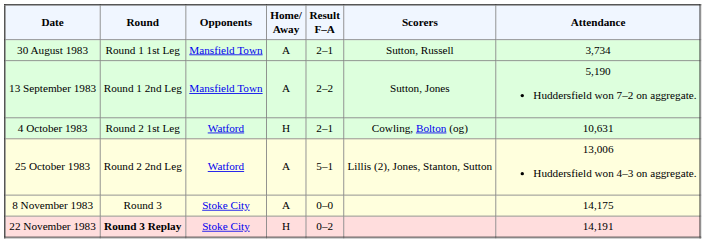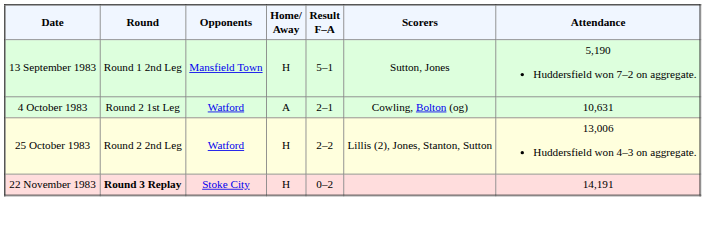- row: (53, 50)
(286, 89) A -> (286, 68) H
(325, 89) 2–2 -> (325, 68) 5–1
(286, 128) H -> (286, 107) A
(286, 167) A -> (286, 146) H
(325, 167) 5–1 -> (325, 146) 2–2
- row: (53, 205)
